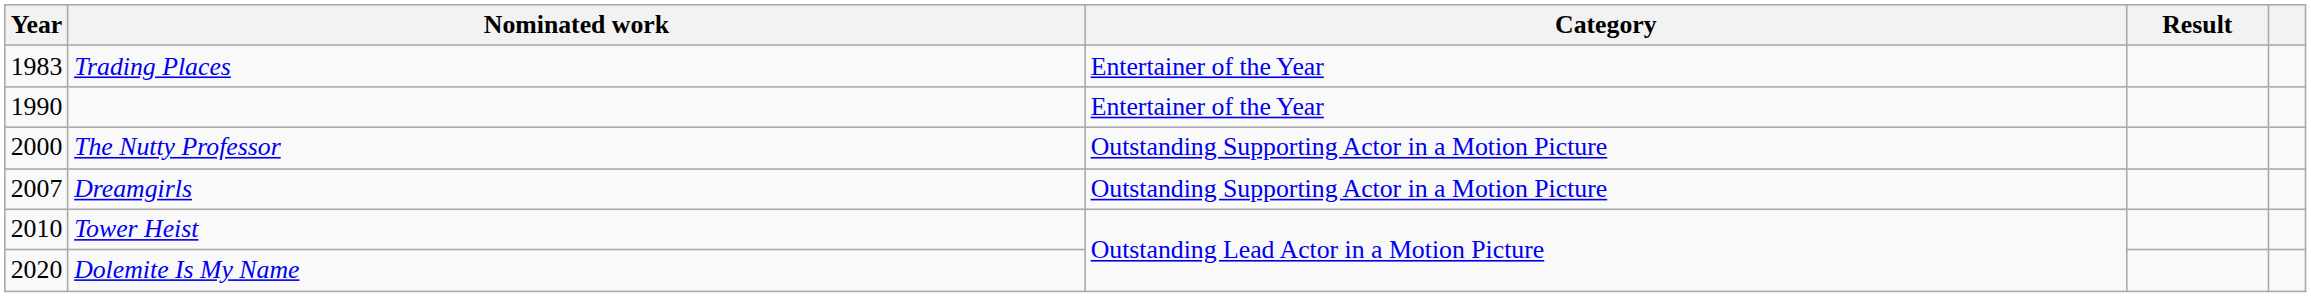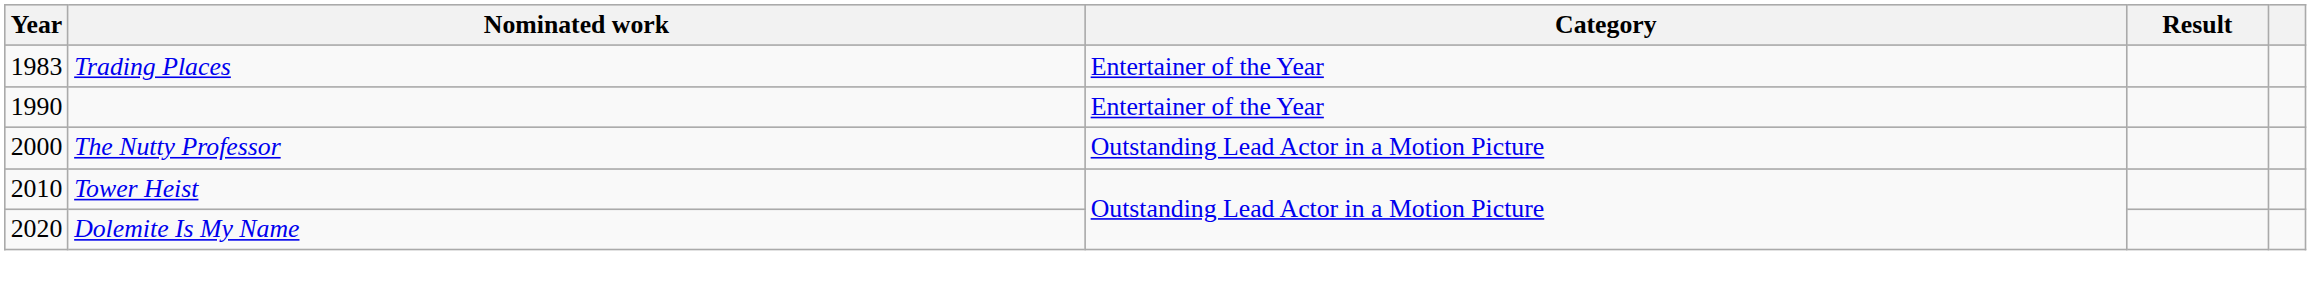(1349, 147) Outstanding Supporting Actor in a Motion Picture -> (1317, 147) Outstanding Lead Actor in a Motion Picture
- row: (133, 188)
